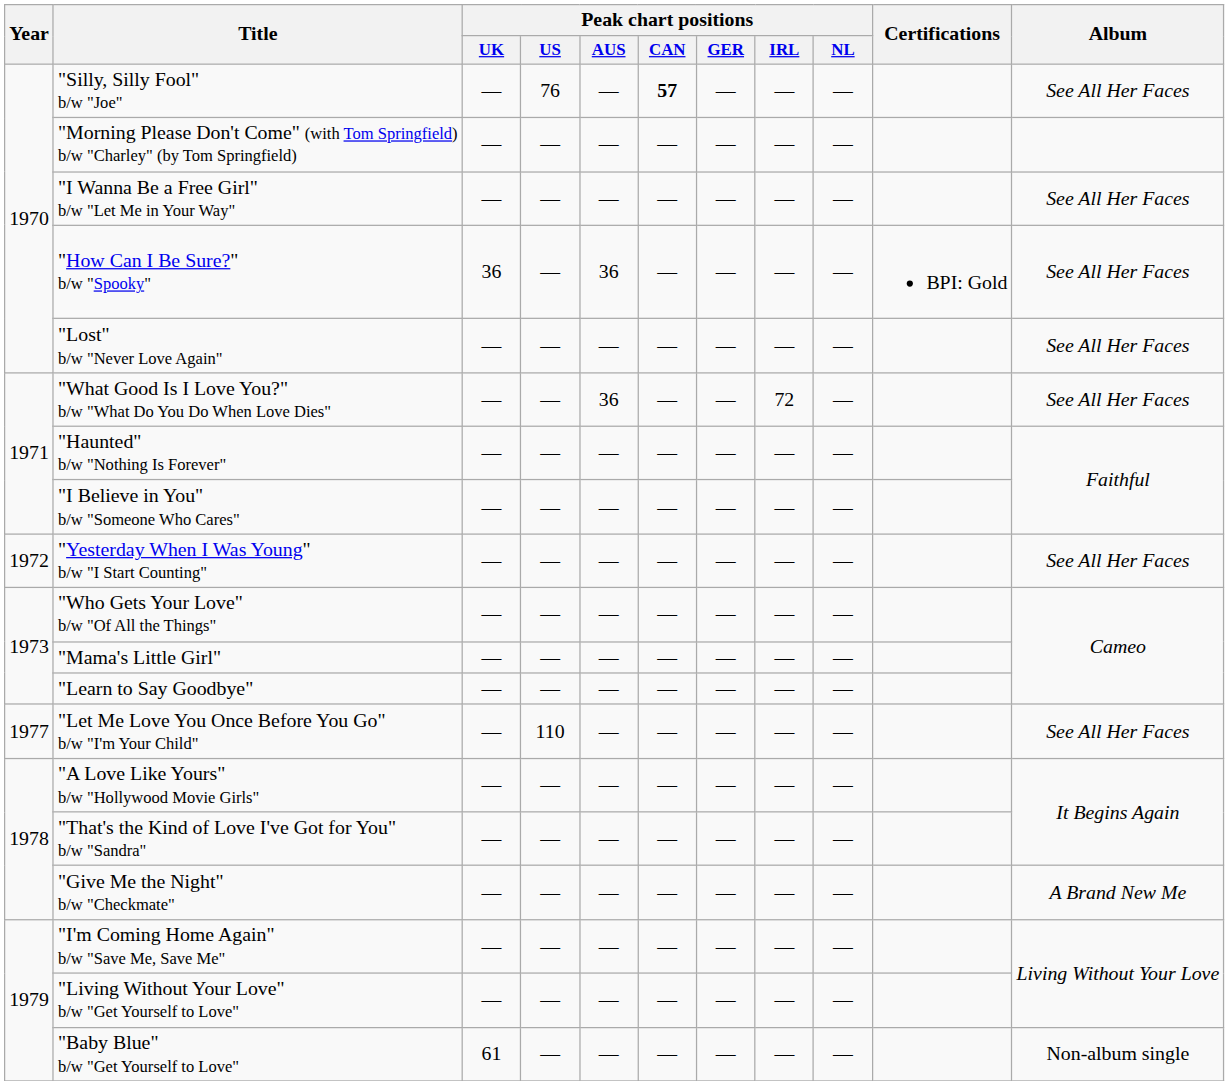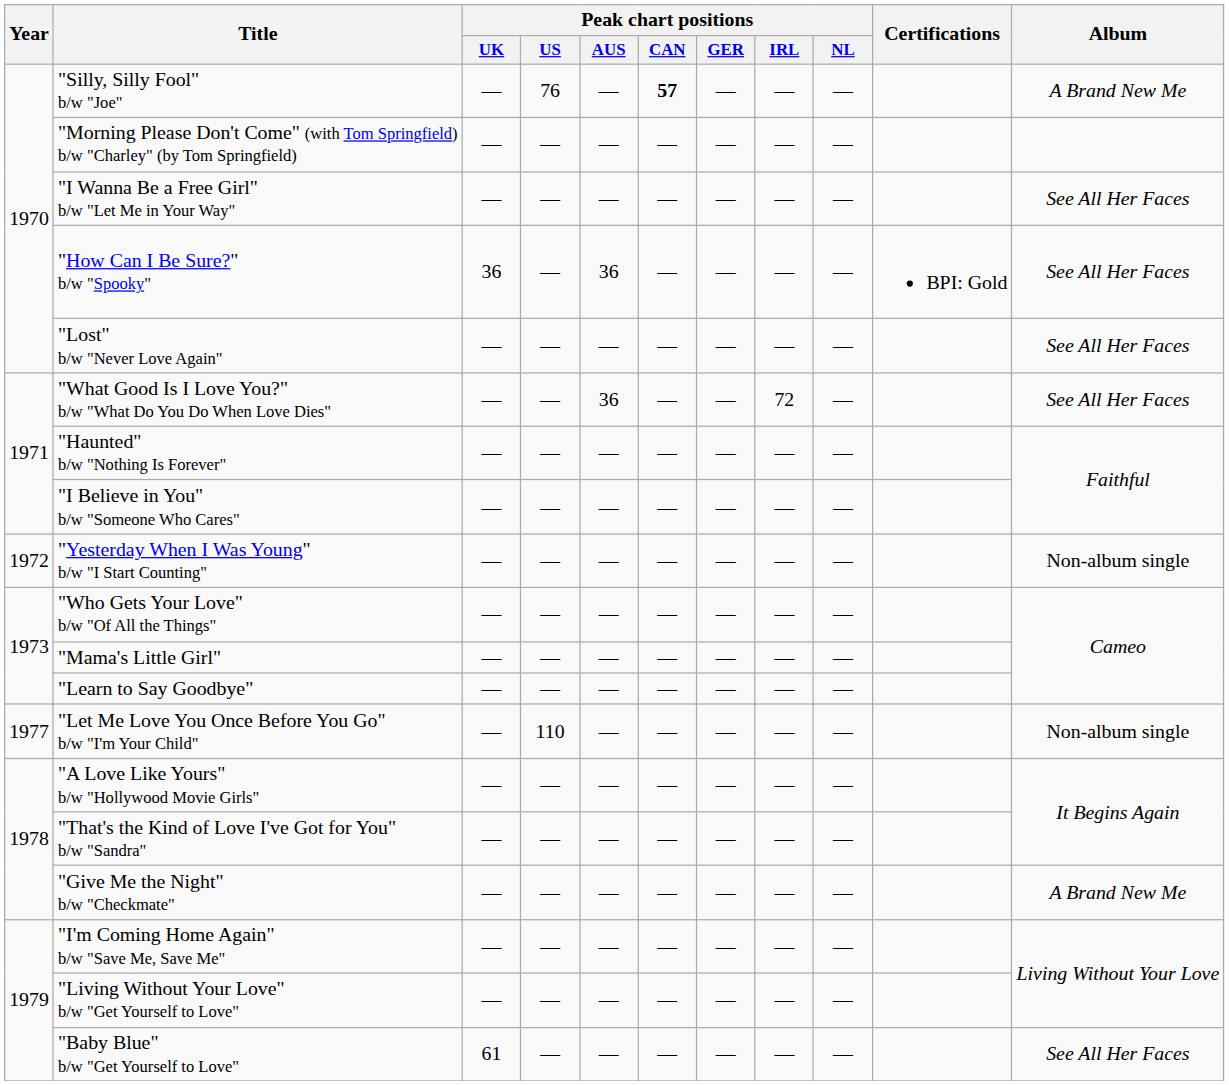(1118, 90) See All Her Faces -> (1118, 90) A Brand New Me
(1118, 560) See All Her Faces -> (1118, 560) Non-album single
(1118, 731) See All Her Faces -> (1118, 731) Non-album single
(1118, 1053) Non-album single -> (1118, 1053) See All Her Faces
